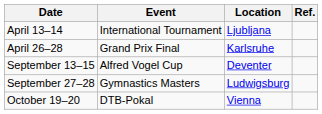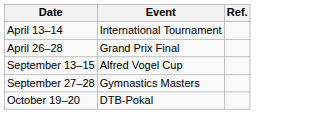- column: (258, 13)
